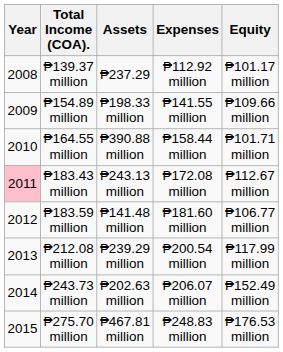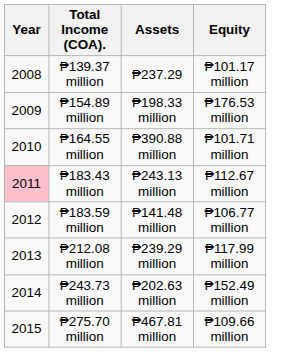- column: (188, 30)
(250, 110) ₱109.66 million -> (229, 110) ₱176.53 million
(250, 329) ₱176.53 million -> (229, 329) ₱109.66 million
